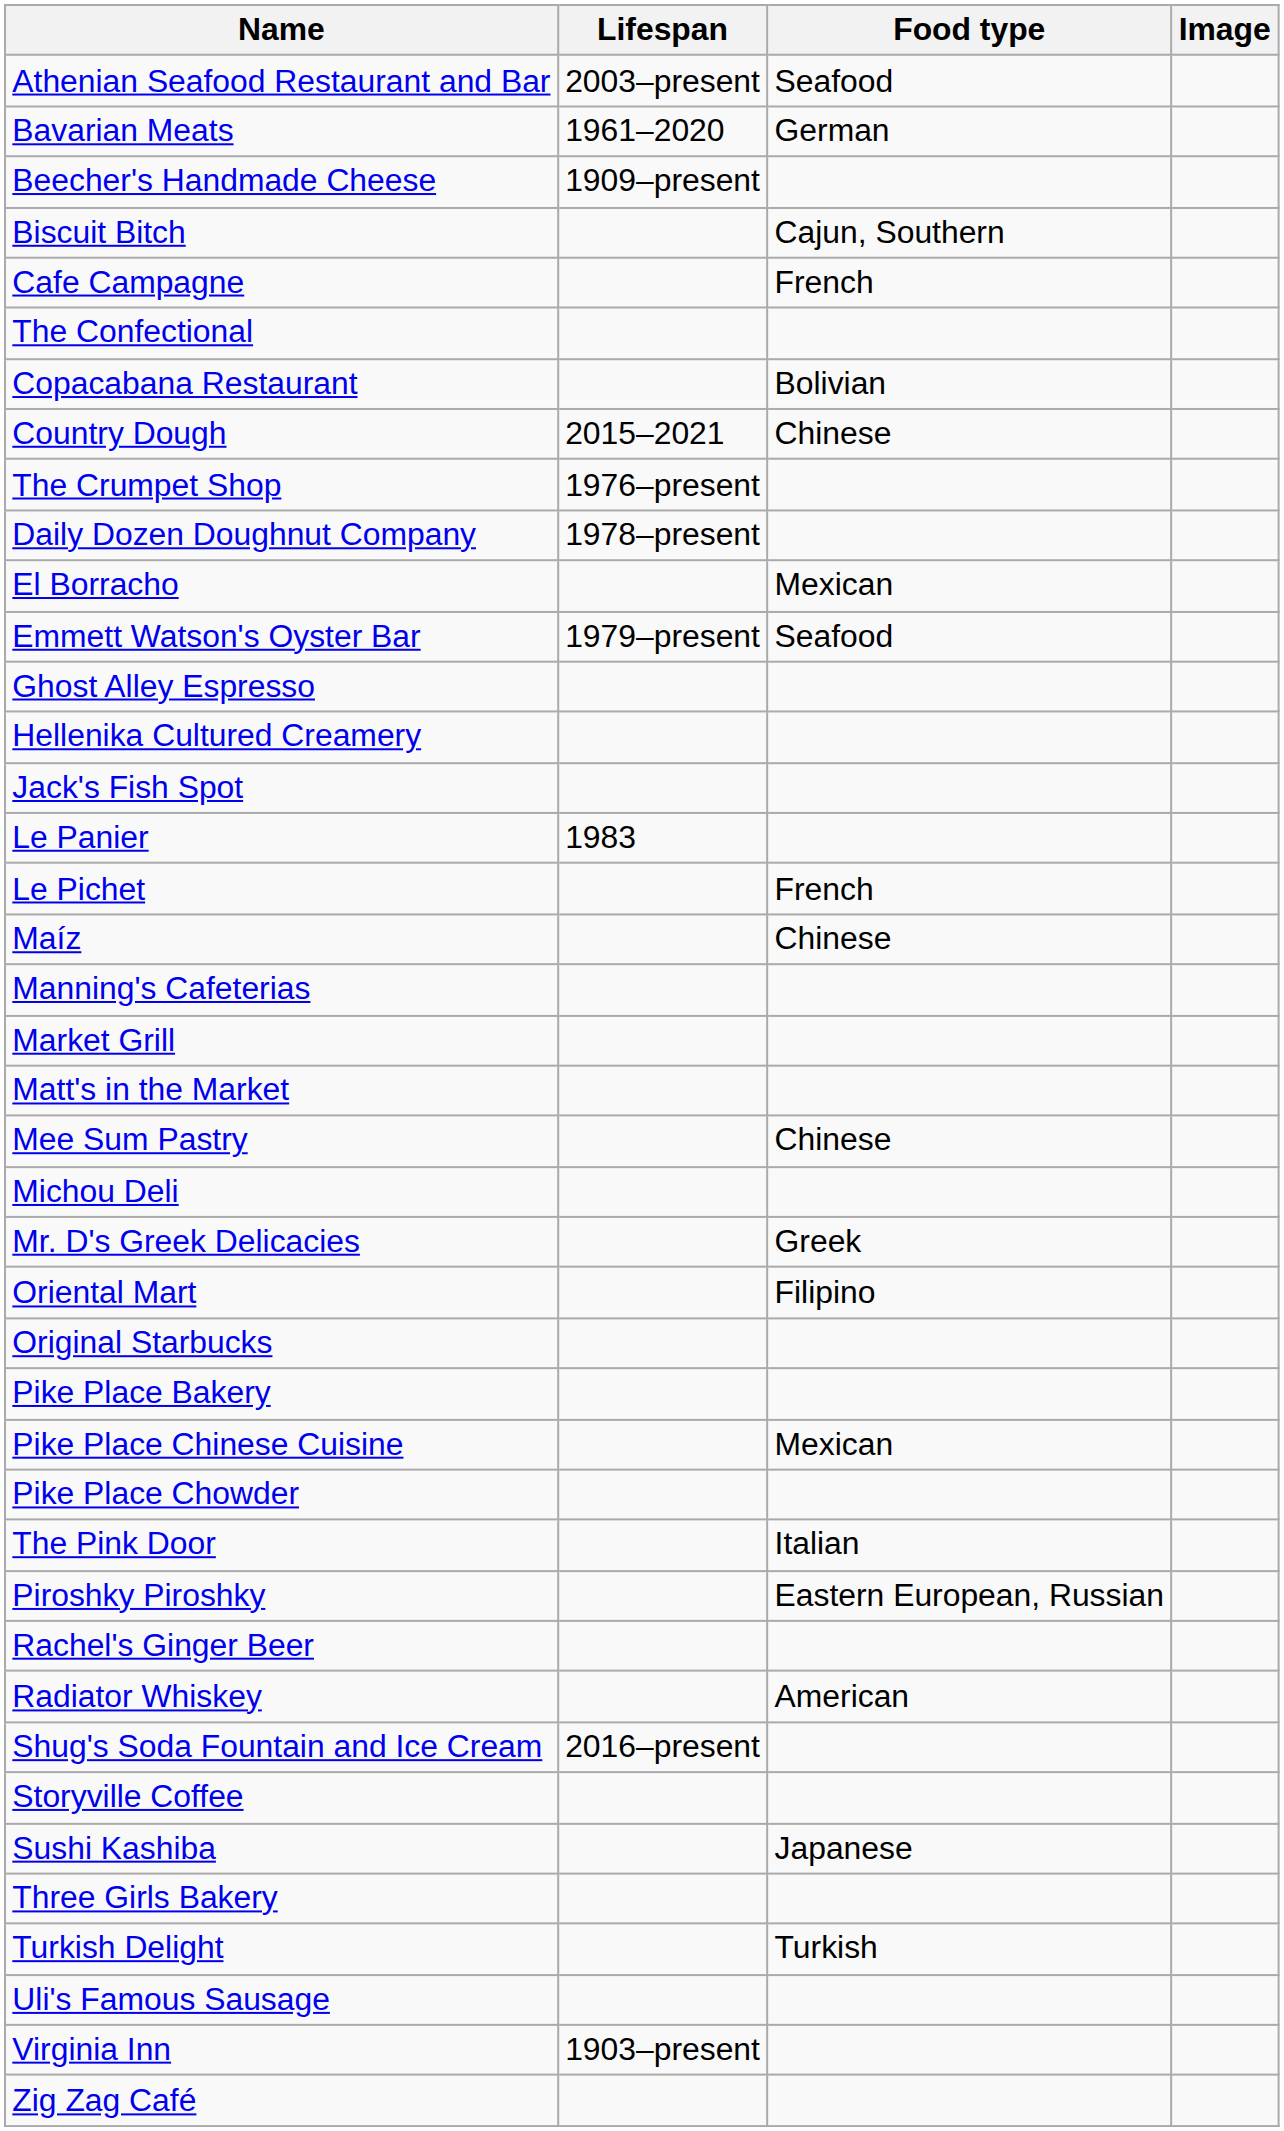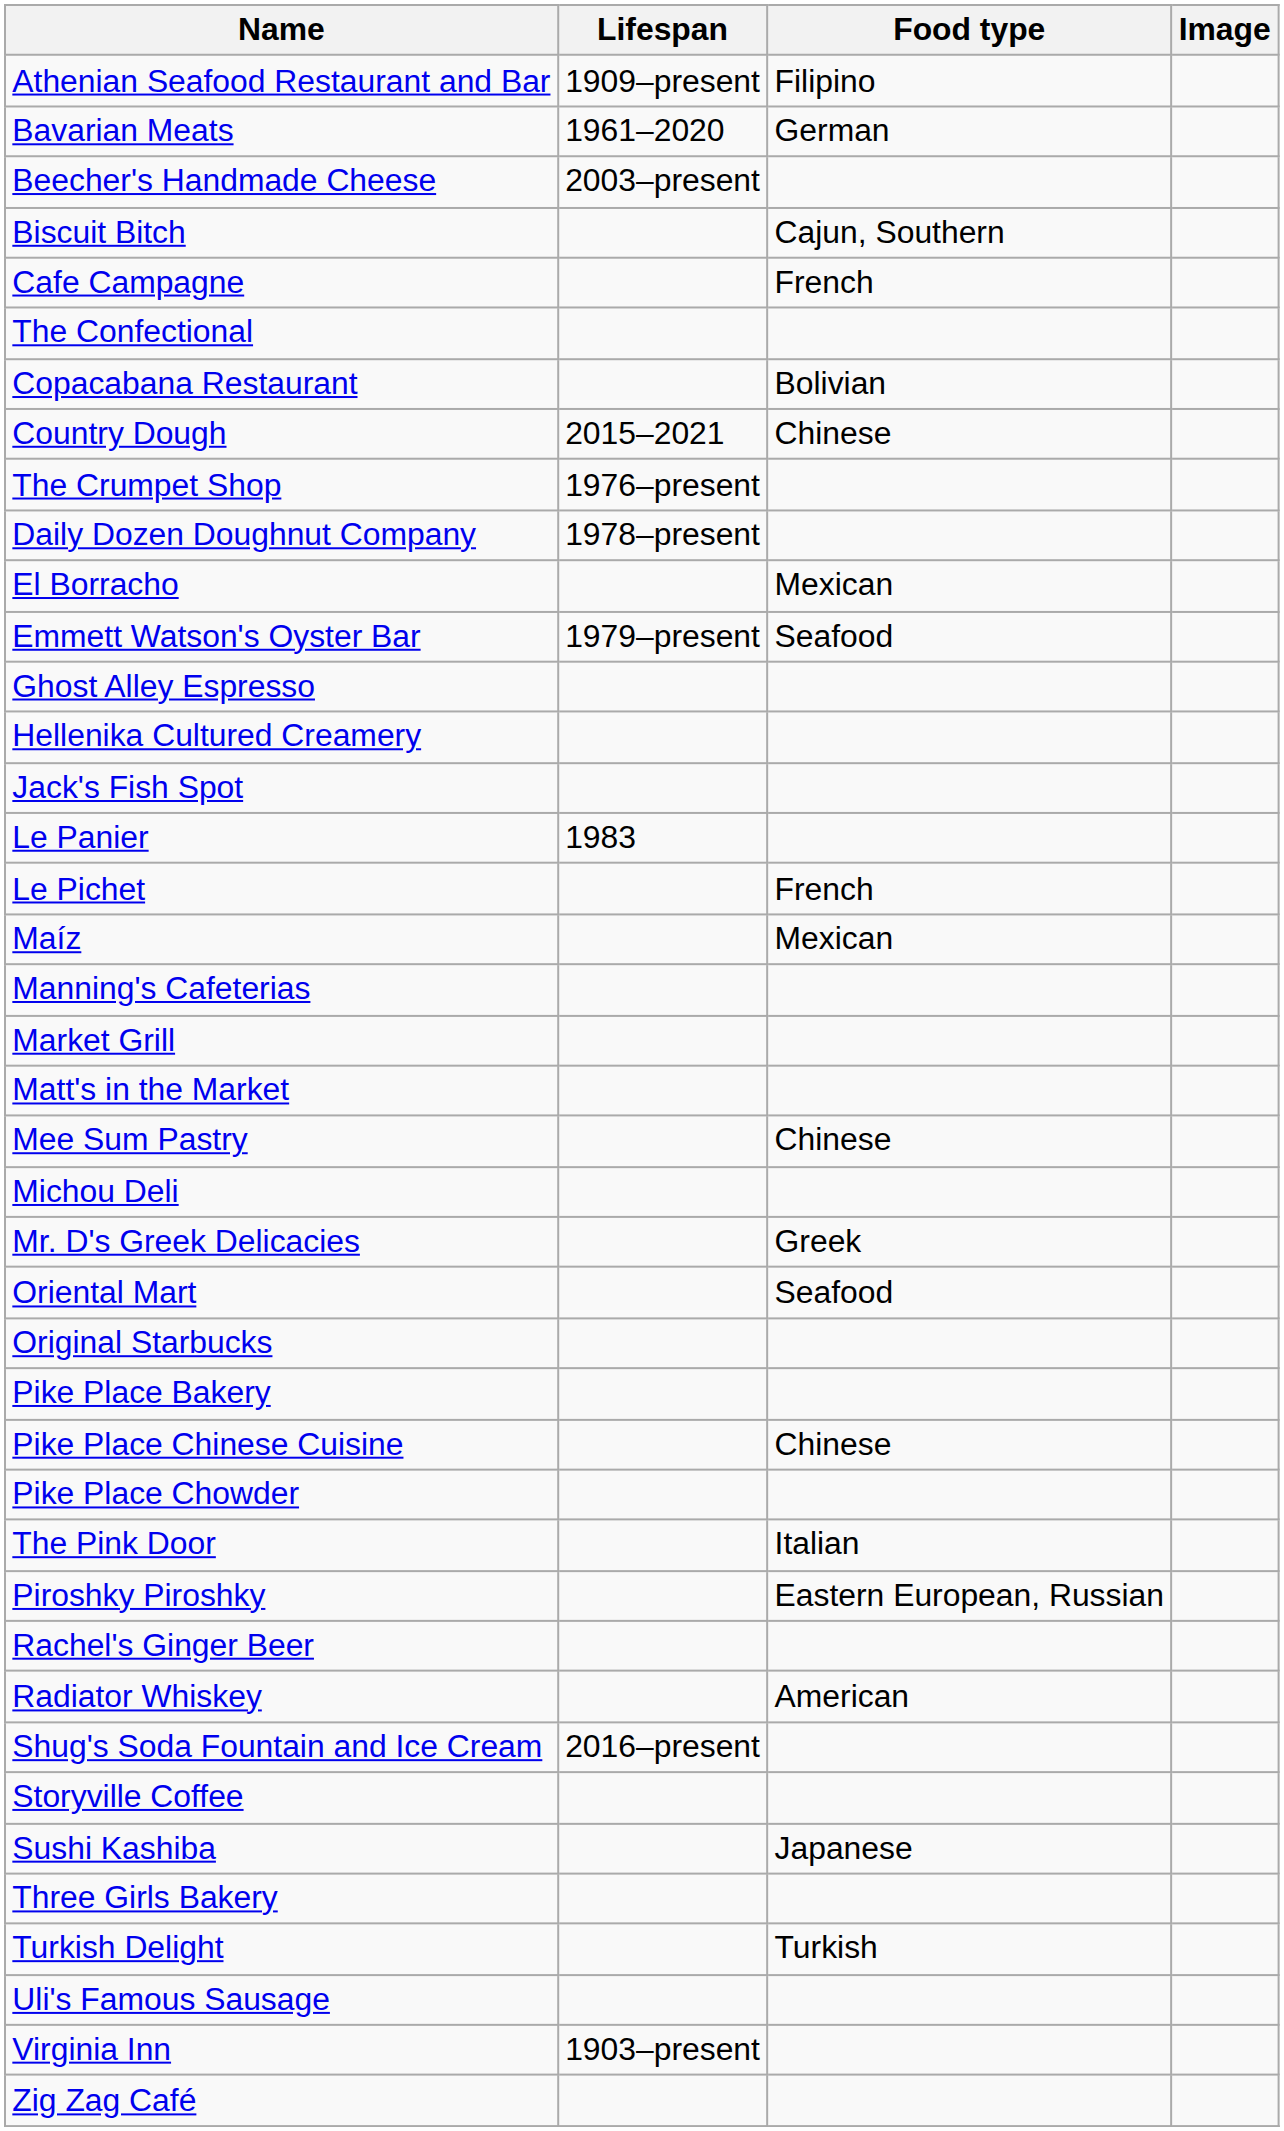(663, 80) 2003–present -> (663, 80) 1909–present
(834, 80) Seafood -> (825, 80) Filipino
(663, 181) 1909–present -> (663, 181) 2003–present
(833, 938) Chinese -> (834, 938) Mexican
(825, 1292) Filipino -> (834, 1292) Seafood
(834, 1443) Mexican -> (833, 1443) Chinese
